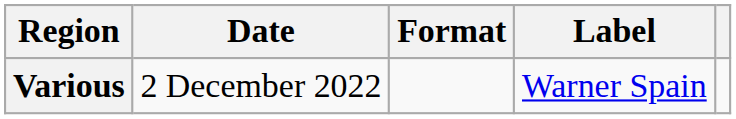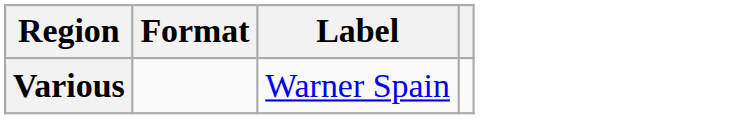- column: (261, 31)
